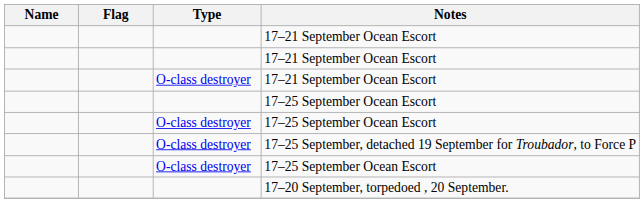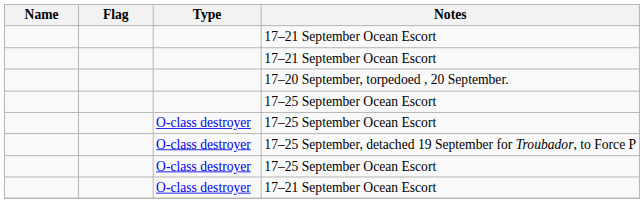rows swapped: (207, 188) <-> (203, 79)
